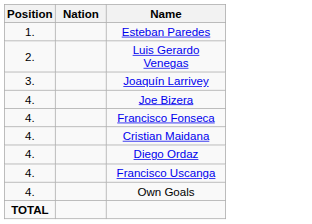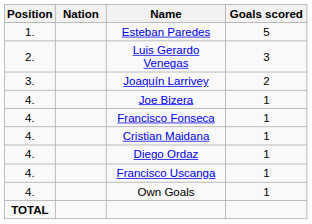+ column: (266, 14)
